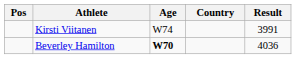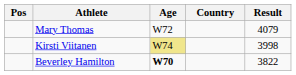+ row: (64, 29)
(163, 29) no background -> (163, 45) khaki background
(268, 29) 3991 -> (268, 45) 3998
(268, 45) 4036 -> (268, 62) 3822
